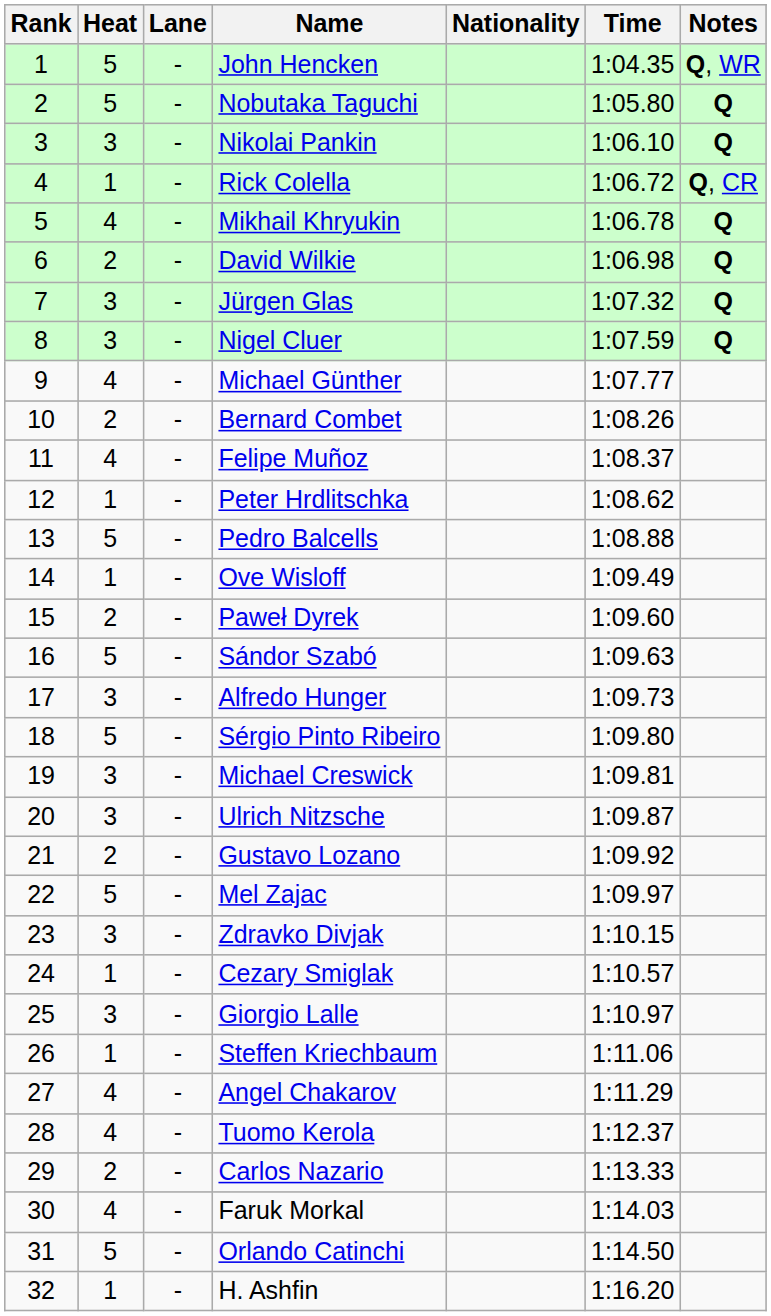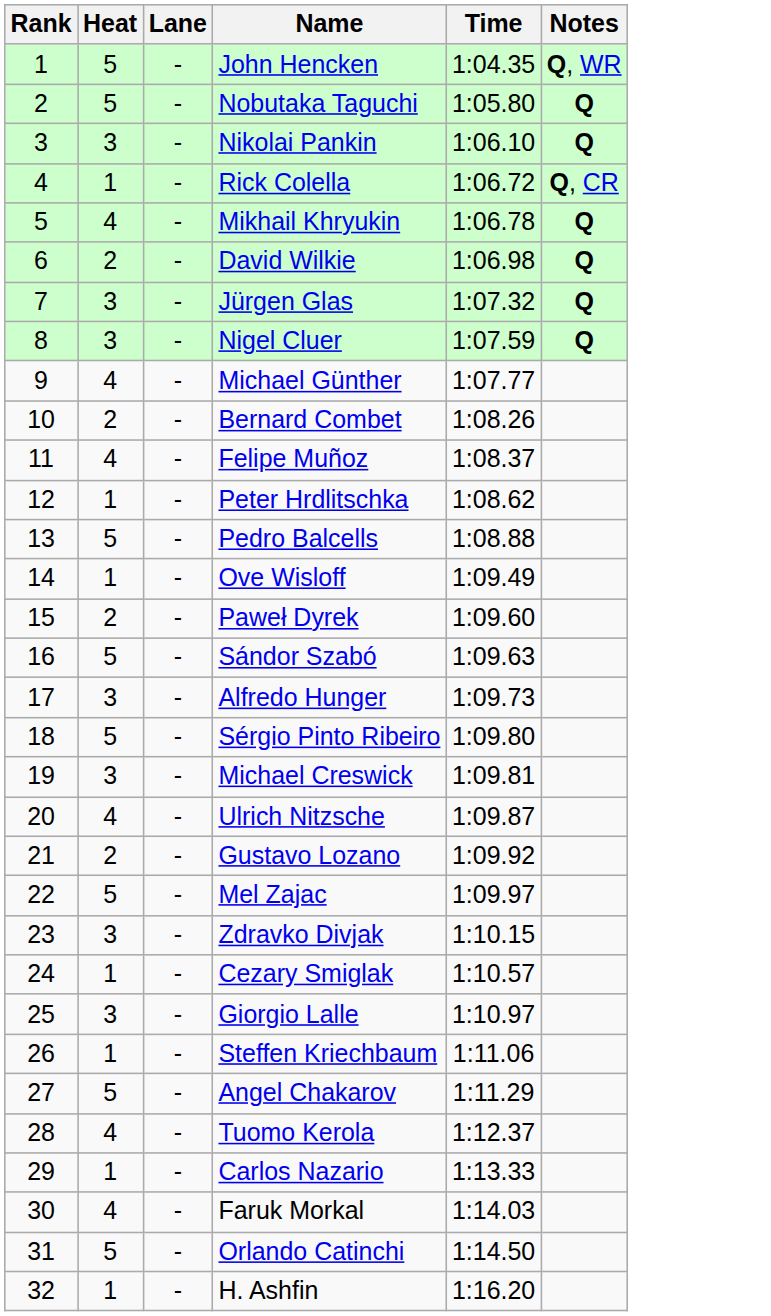- column: (516, 24)
(110, 815) 3 -> (110, 815) 4
(110, 1093) 4 -> (110, 1093) 5
(110, 1172) 2 -> (110, 1172) 1
